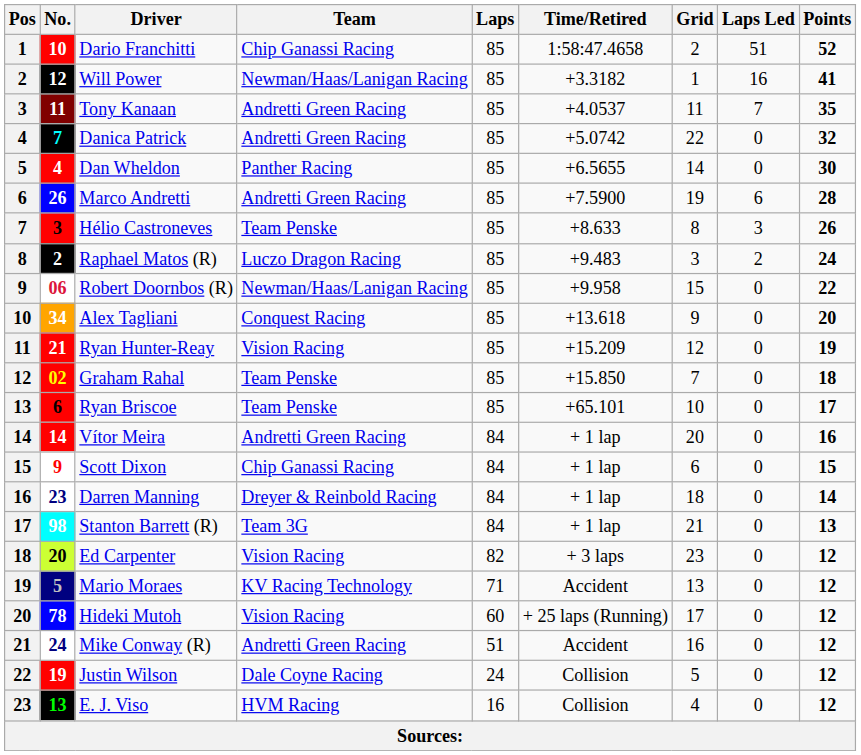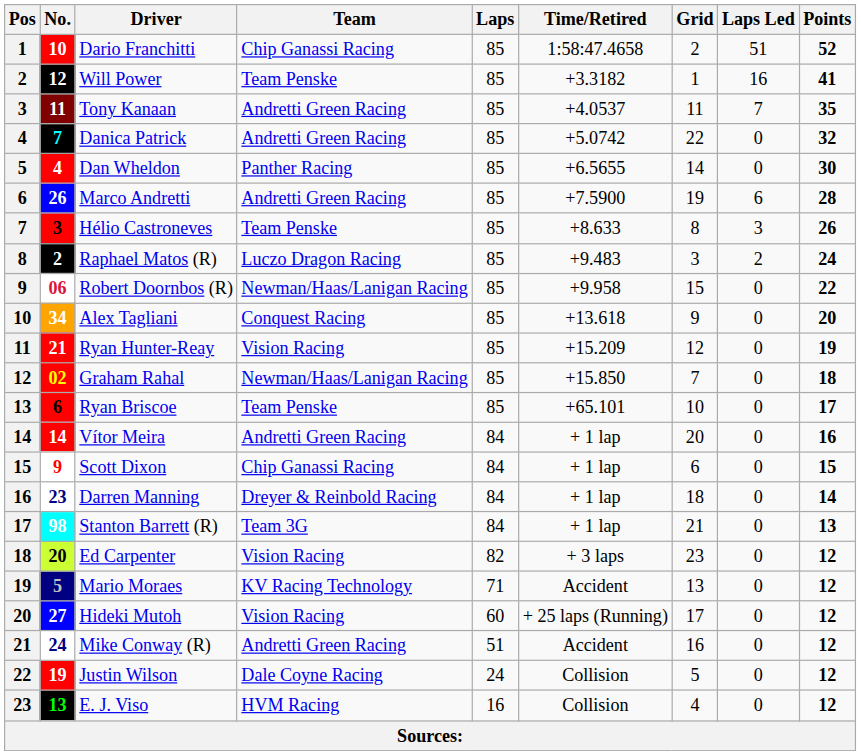(355, 79) Newman/Haas/Lanigan Racing -> (289, 79) Team Penske
(289, 377) Team Penske -> (355, 377) Newman/Haas/Lanigan Racing
(58, 616) 78 -> (58, 616) 27
